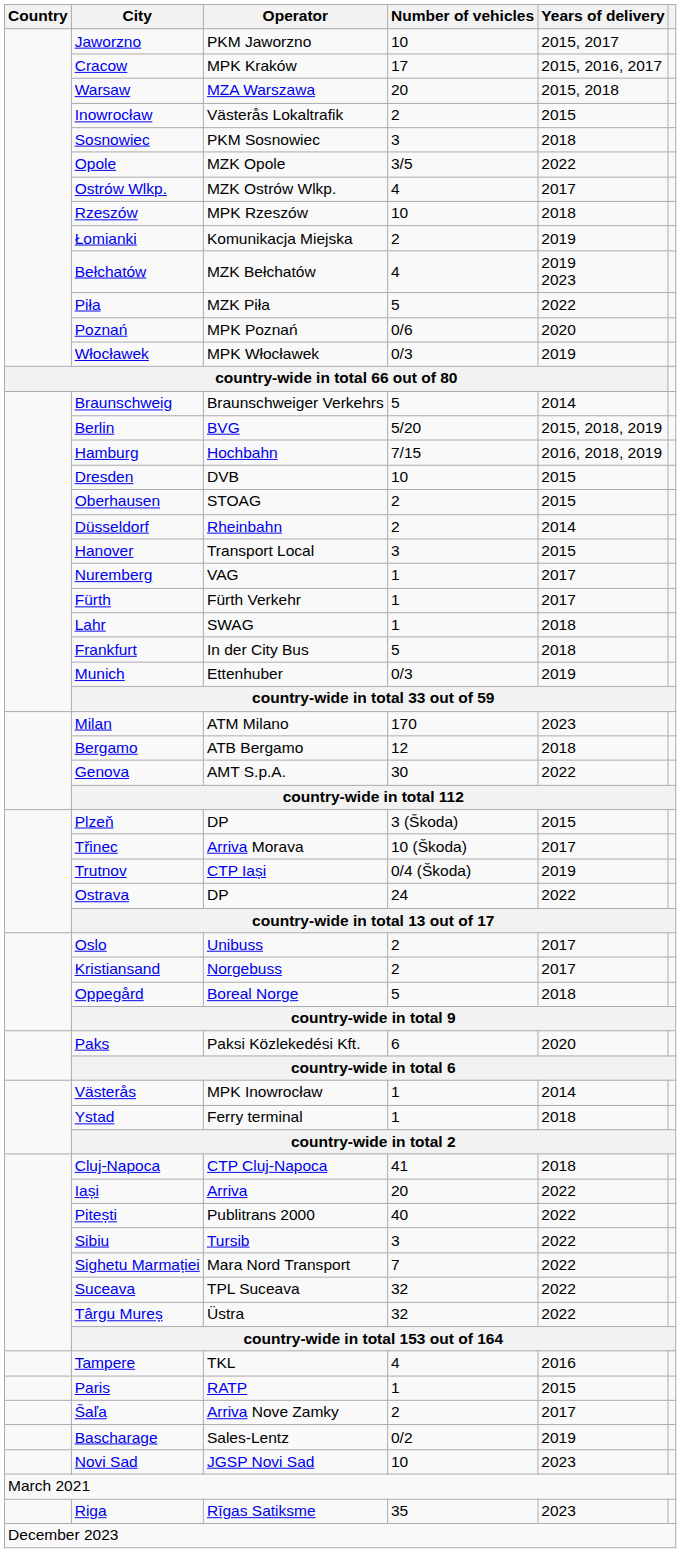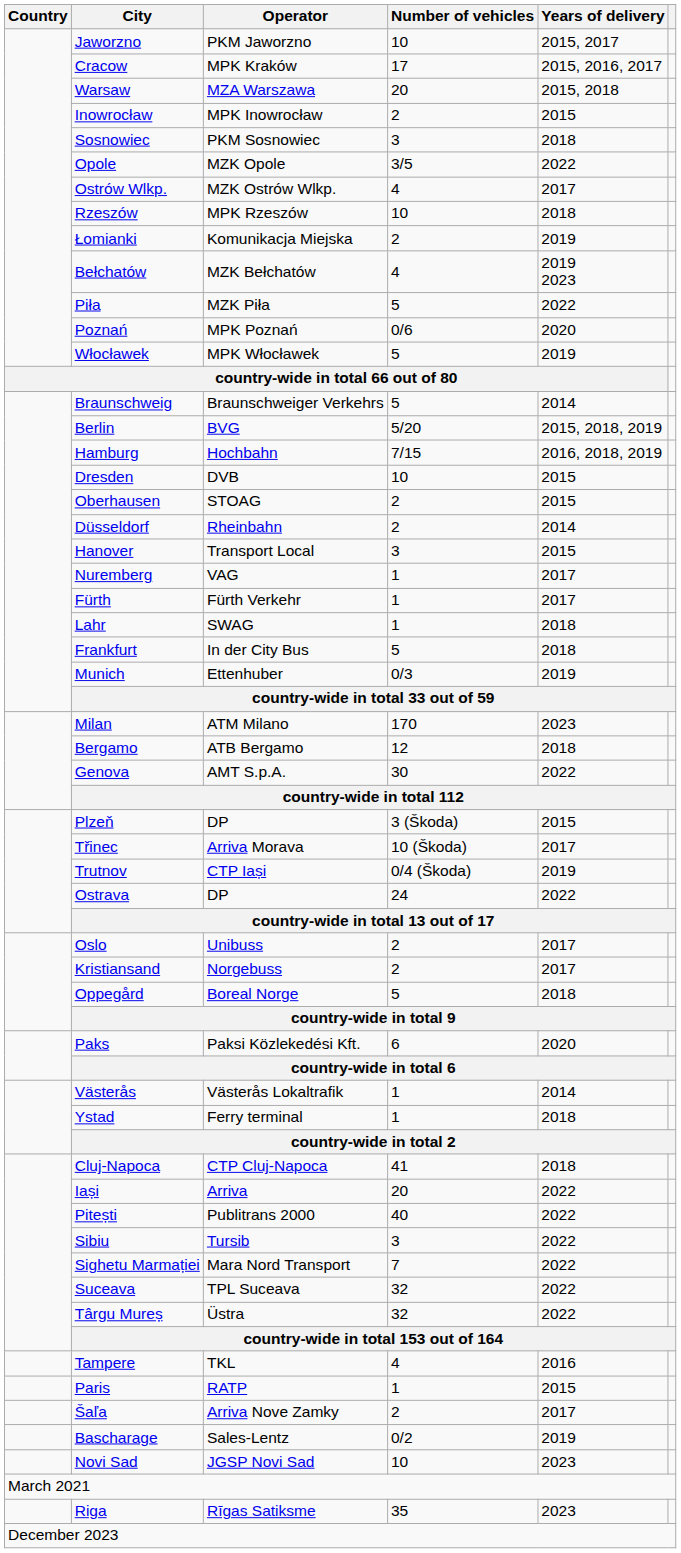(275, 115) Västerås Lokaltrafik -> (265, 115) MPK Inowrocław
(402, 354) 0/3 -> (395, 354) 5
(265, 1092) MPK Inowrocław -> (275, 1092) Västerås Lokaltrafik
